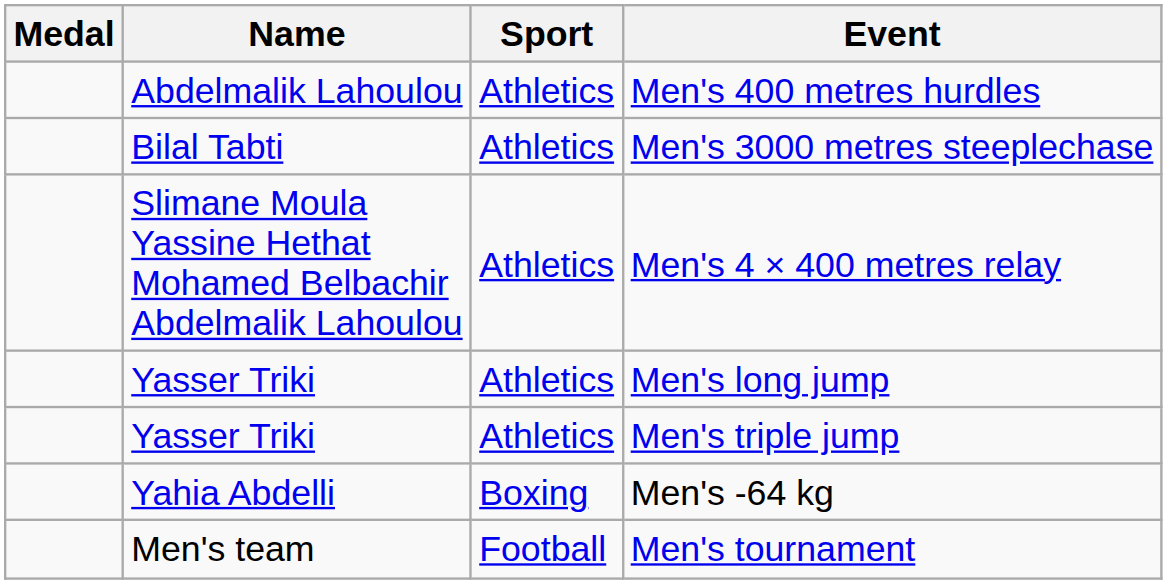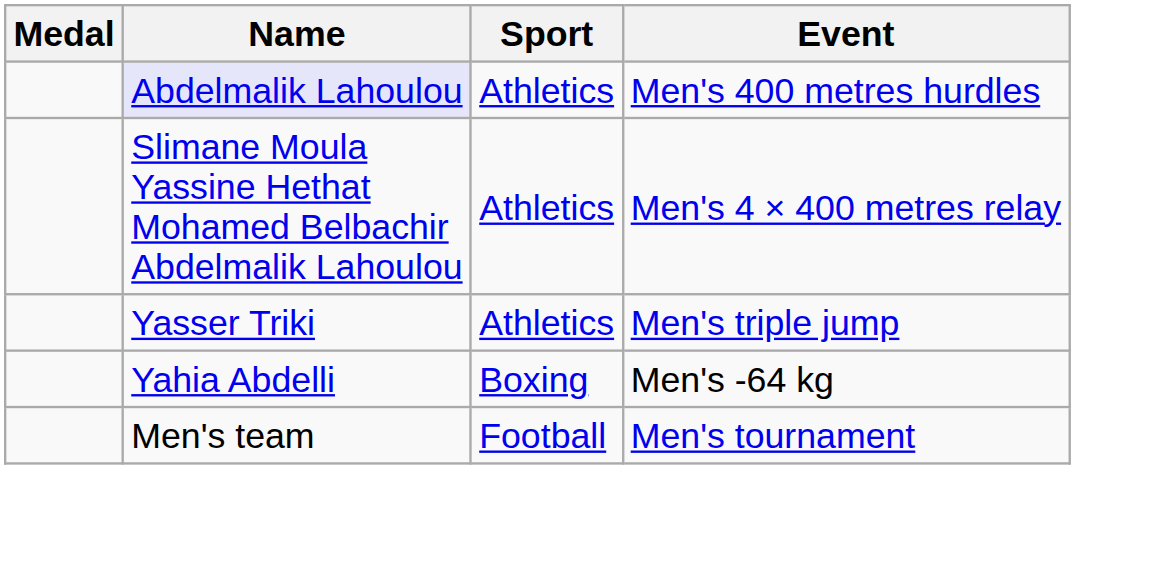(297, 90) no background -> (297, 90) lavender background
- row: (892, 147)
- row: (760, 380)
